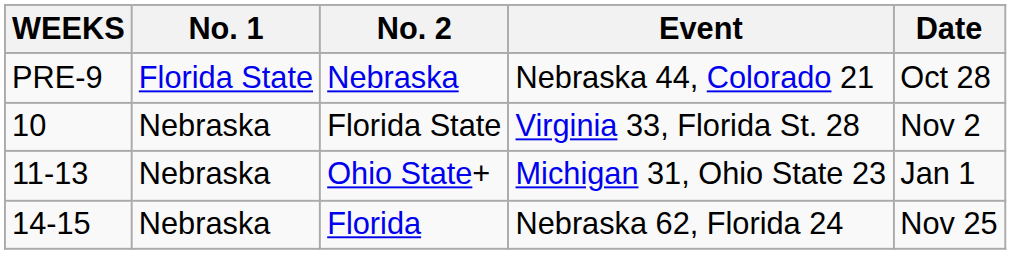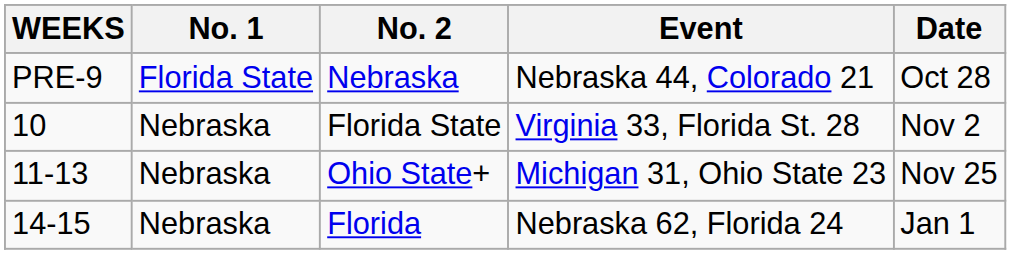(938, 175) Jan 1 -> (949, 175) Nov 25
(949, 223) Nov 25 -> (938, 223) Jan 1
